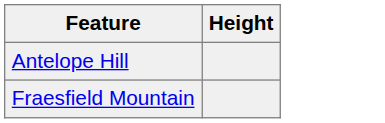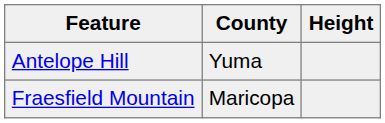+ column: (252, 23)
